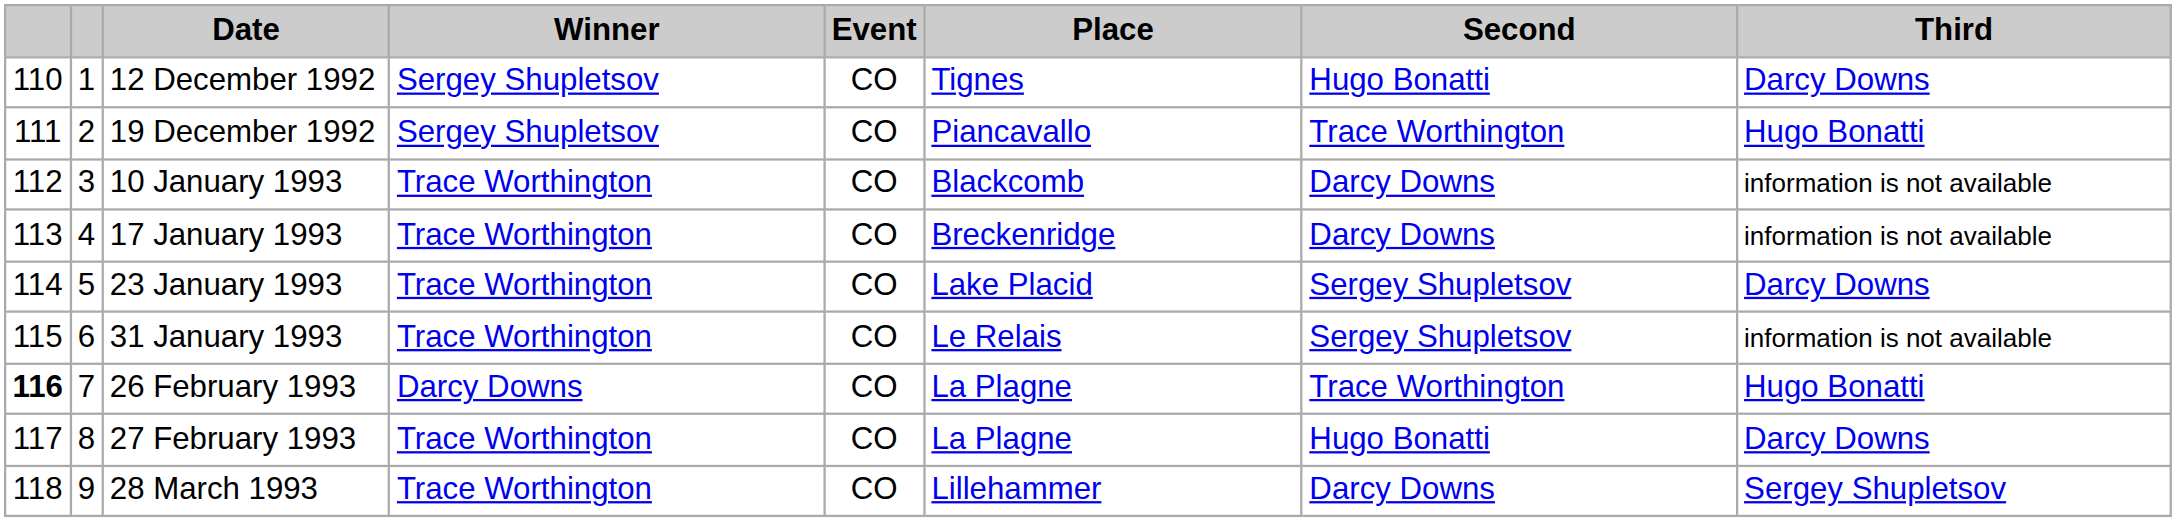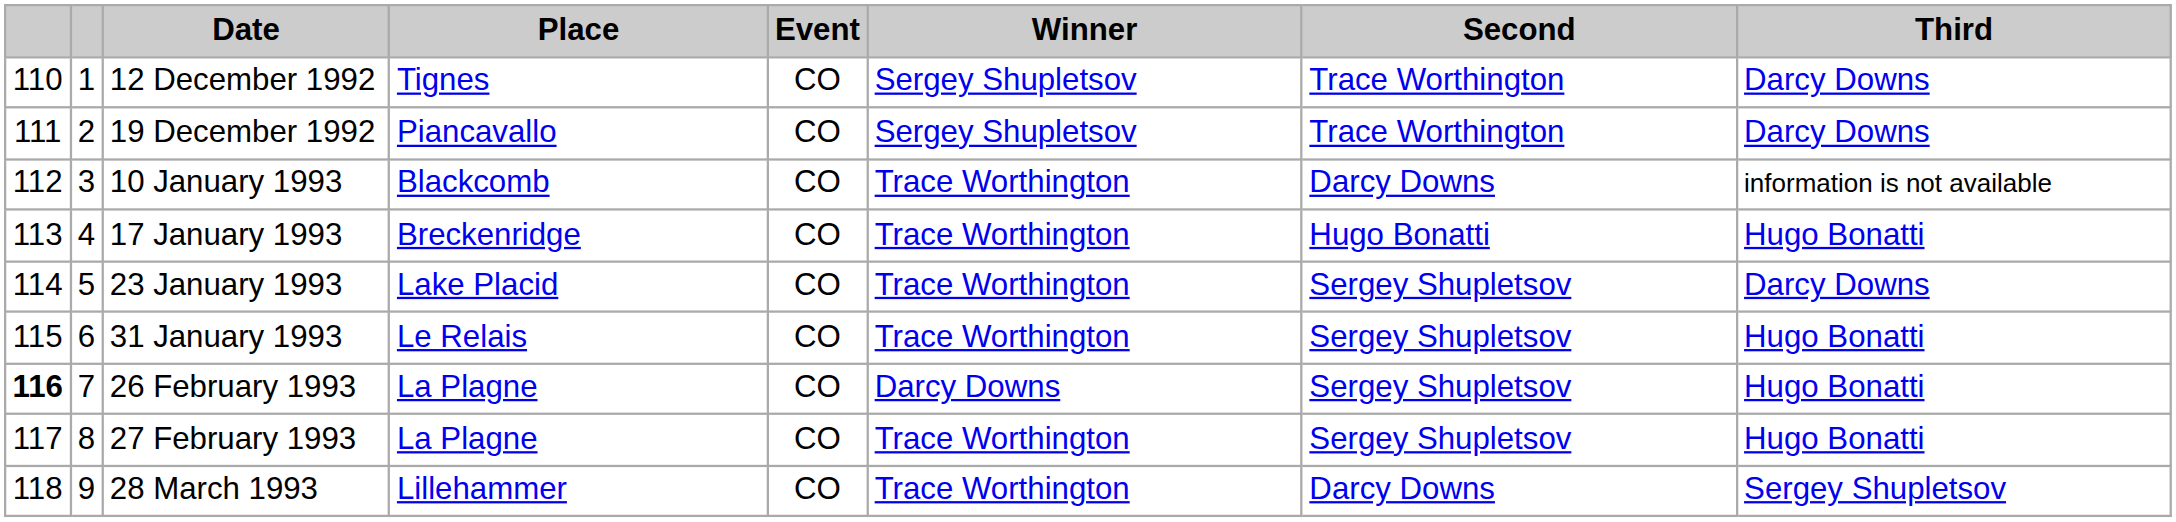columns swapped: (1113, 29) <-> (607, 29)
(1400, 80) Hugo Bonatti -> (1437, 80) Trace Worthington
(1834, 131) Hugo Bonatti -> (1837, 131) Darcy Downs
(1402, 234) Darcy Downs -> (1400, 234) Hugo Bonatti
(1898, 235) information is not available -> (1834, 234) Hugo Bonatti
(1898, 337) information is not available -> (1834, 336) Hugo Bonatti
(1437, 387) Trace Worthington -> (1440, 387) Sergey Shupletsov
(1400, 438) Hugo Bonatti -> (1440, 438) Sergey Shupletsov
(1837, 438) Darcy Downs -> (1834, 438) Hugo Bonatti
